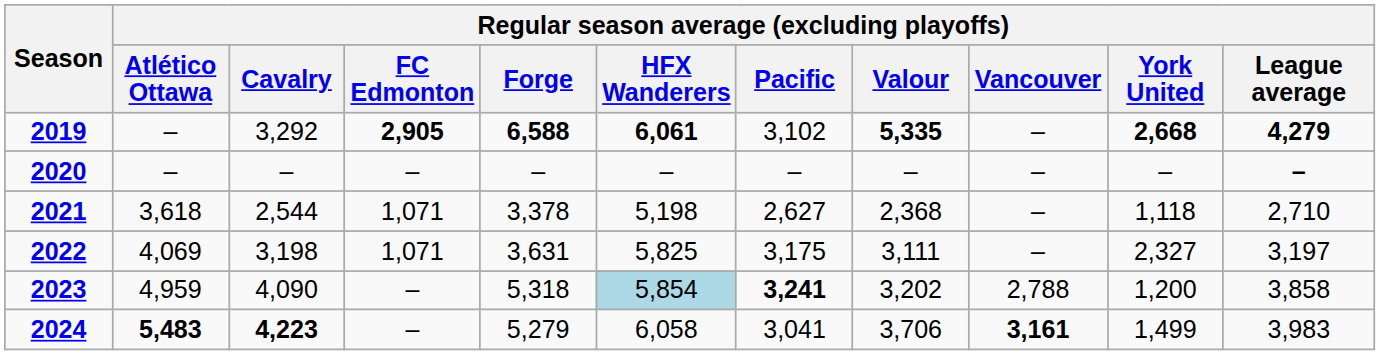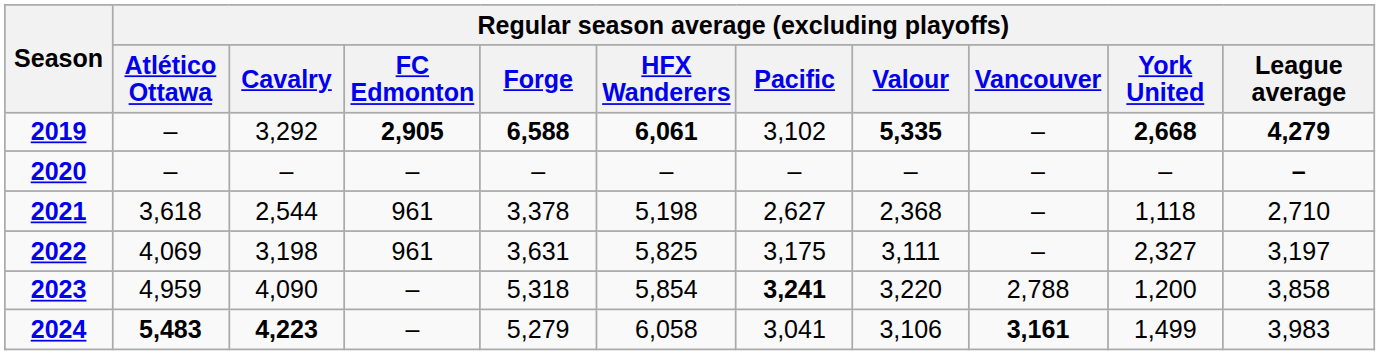(412, 211) 1,071 -> (412, 211) 961
(412, 251) 1,071 -> (412, 251) 961
(666, 290) lightblue background -> (666, 290) no background
(911, 290) 3,202 -> (911, 290) 3,220
(911, 330) 3,706 -> (911, 330) 3,106
